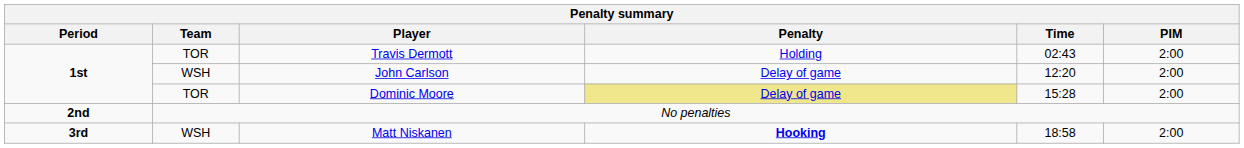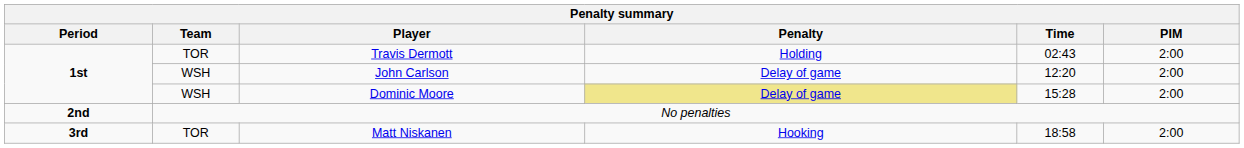(196, 93) TOR -> (196, 93) WSH
(196, 133) WSH -> (196, 133) TOR
(801, 133) bold -> (801, 133) normal
